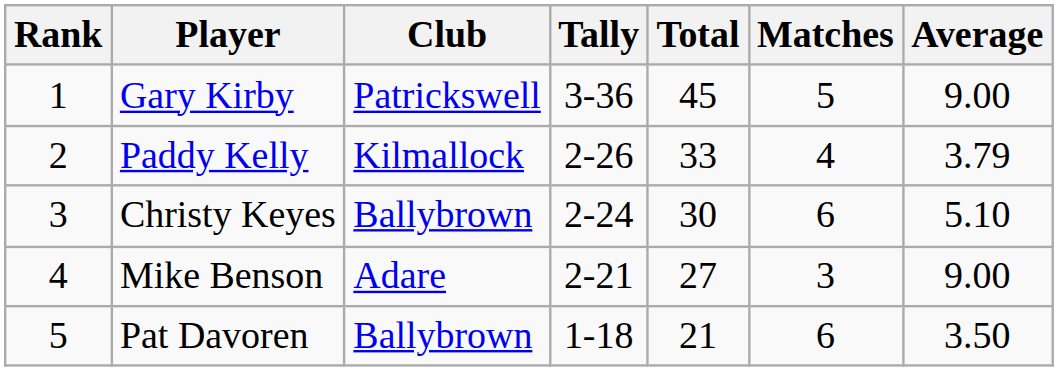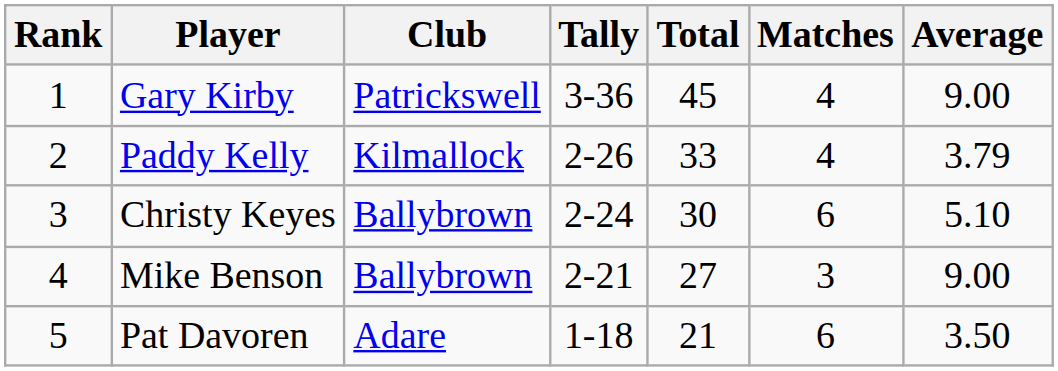(825, 94) 5 -> (825, 94) 4
(400, 275) Adare -> (443, 275) Ballybrown
(443, 335) Ballybrown -> (400, 335) Adare
